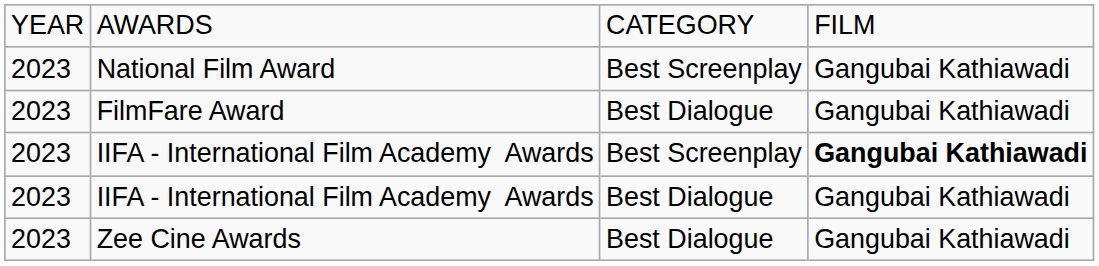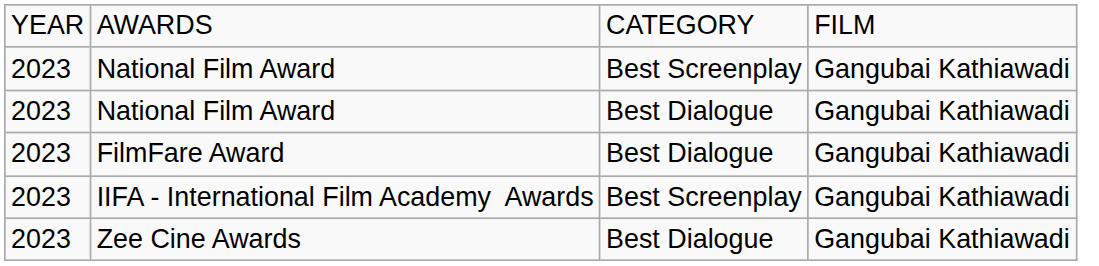+ row: (216, 111)
(951, 153) bold -> (942, 196) normal
- row: (345, 196)
